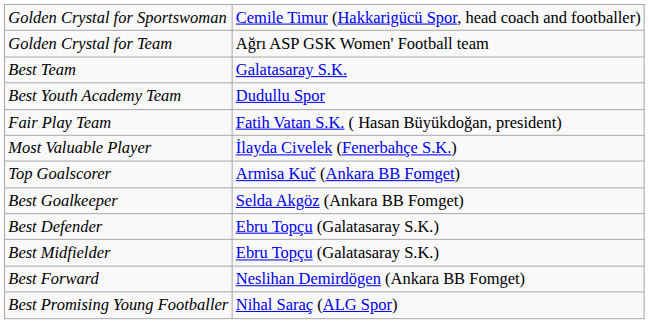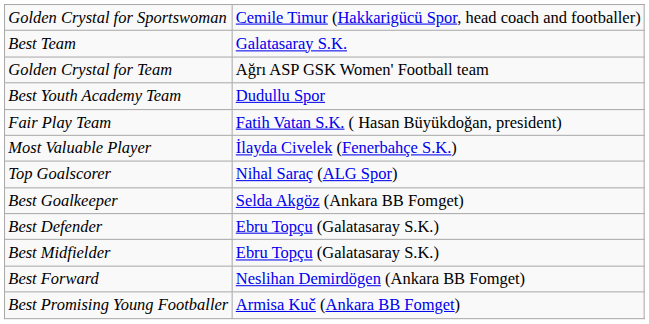rows swapped: (90, 43) <-> (42, 69)
(348, 174) Armisa Kuč (Ankara BB Fomget) -> (317, 174) Nihal Saraç (ALG Spor)
(317, 305) Nihal Saraç (ALG Spor) -> (348, 305) Armisa Kuč (Ankara BB Fomget)
